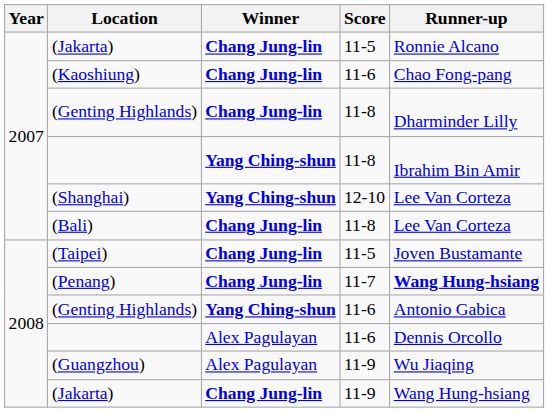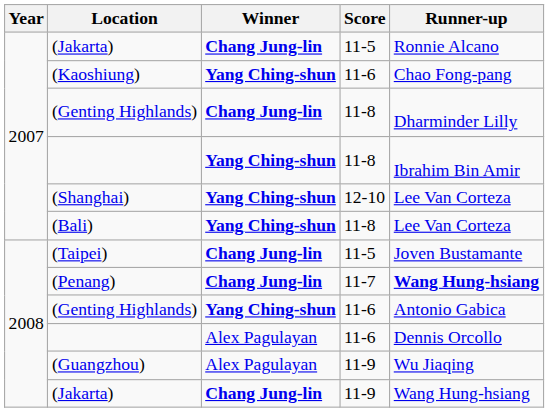(264, 74) Chang Jung-lin -> (271, 74) Yang Ching-shun
(264, 225) Chang Jung-lin -> (271, 225) Yang Ching-shun
